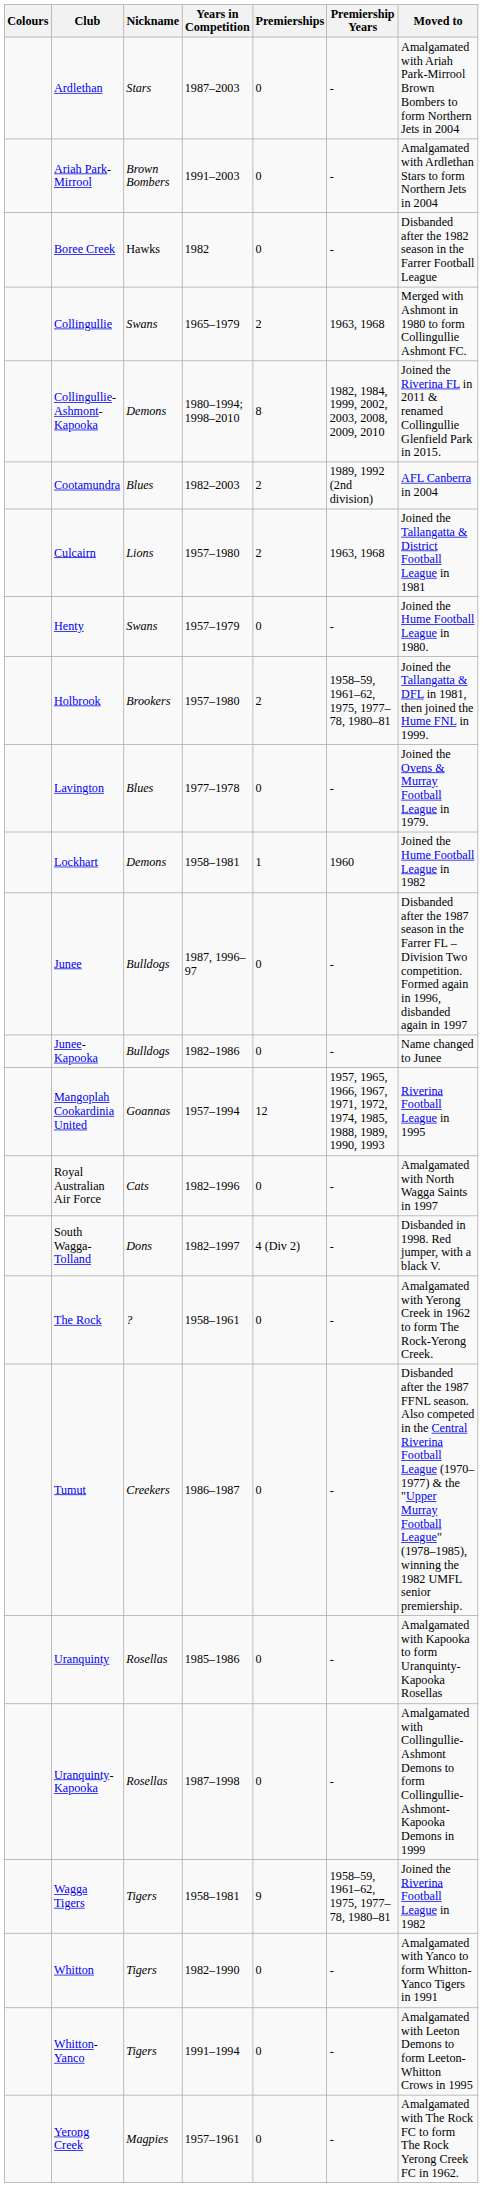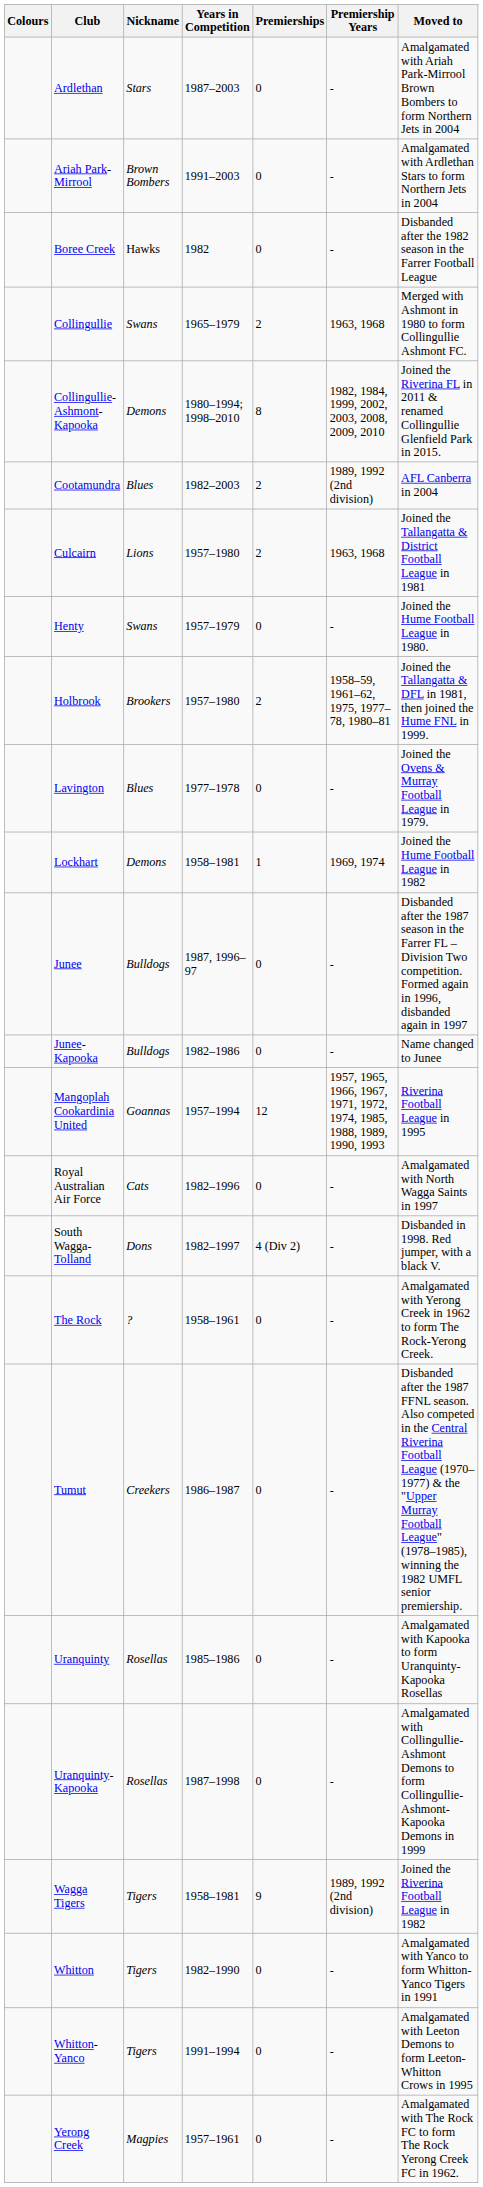(342, 862) 1960 -> (357, 862) 1969, 1974
(360, 1896) 1958–59, 1961–62, 1975, 1977–78, 1980–81 -> (357, 1896) 1989, 1992 (2nd division)
